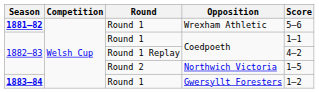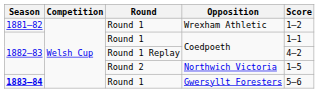(24, 25) bold -> (24, 25) normal
(294, 25) 5–6 -> (294, 25) 1–2
(294, 81) 1–2 -> (294, 81) 5–6
